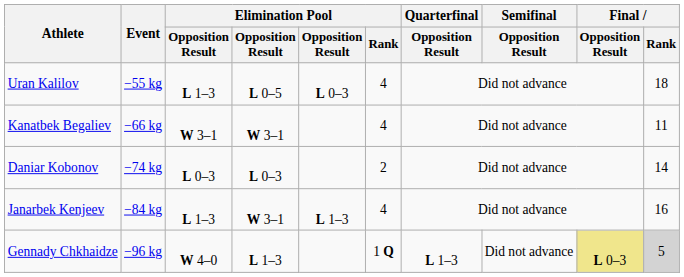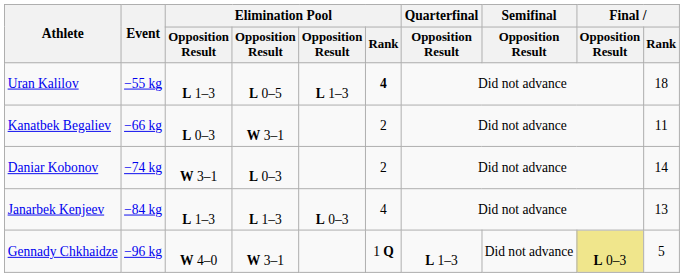(332, 94) L 0–3 -> (332, 94) L 1–3
(384, 84) normal -> (384, 84) bold
(199, 135) W 3–1 -> (199, 135) L 0–3
(384, 126) 4 -> (384, 126) 2
(199, 177) L 0–3 -> (199, 177) W 3–1
(265, 219) W 3–1 -> (265, 219) L 1–3
(332, 219) L 1–3 -> (332, 219) L 0–3
(661, 209) 16 -> (661, 209) 13
(265, 261) L 1–3 -> (265, 261) W 3–1
(661, 251) lightgrey background -> (661, 251) no background
